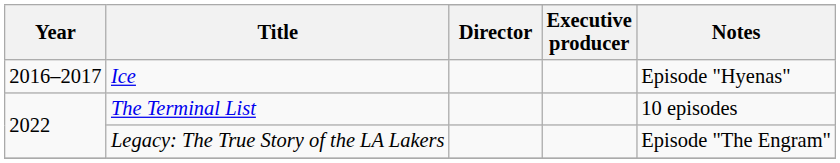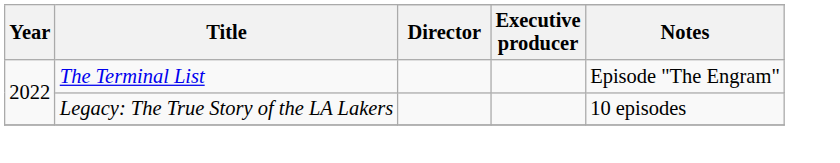- row: (123, 76)
(689, 108) 10 episodes -> (685, 76) Episode "The Engram"
(736, 141) Episode "The Engram" -> (638, 108) 10 episodes
